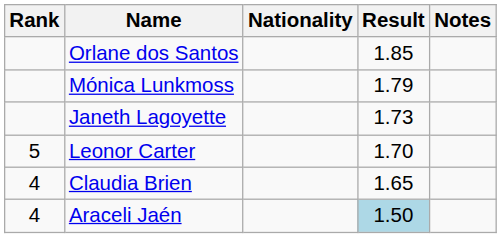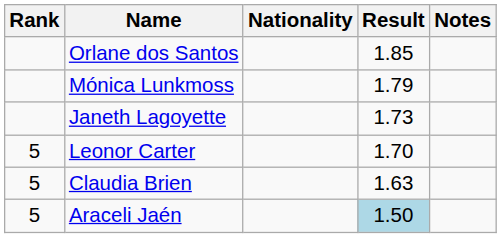(34, 183) 4 -> (34, 183) 5
(393, 183) 1.65 -> (393, 183) 1.63
(34, 215) 4 -> (34, 215) 5
